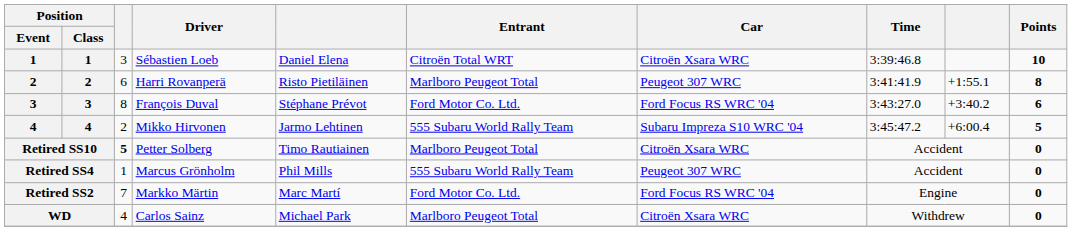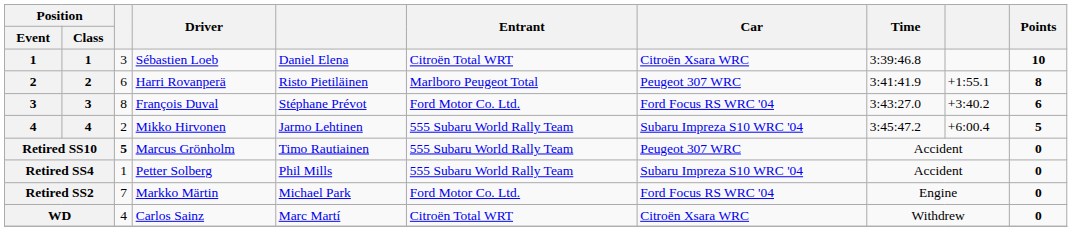(174, 148) Petter Solberg -> (185, 148) Marcus Grönholm
(474, 148) Marlboro Peugeot Total -> (492, 148) 555 Subaru World Rally Team
(695, 148) Citroën Xsara WRC -> (691, 148) Peugeot 307 WRC
(185, 170) Marcus Grönholm -> (174, 170) Petter Solberg
(691, 170) Peugeot 307 WRC -> (722, 170) Subaru Impreza S10 WRC '04
(309, 192) Marc Martí -> (315, 192) Michael Park
(315, 215) Michael Park -> (309, 215) Marc Martí
(474, 215) Marlboro Peugeot Total -> (461, 215) Citroën Total WRT
